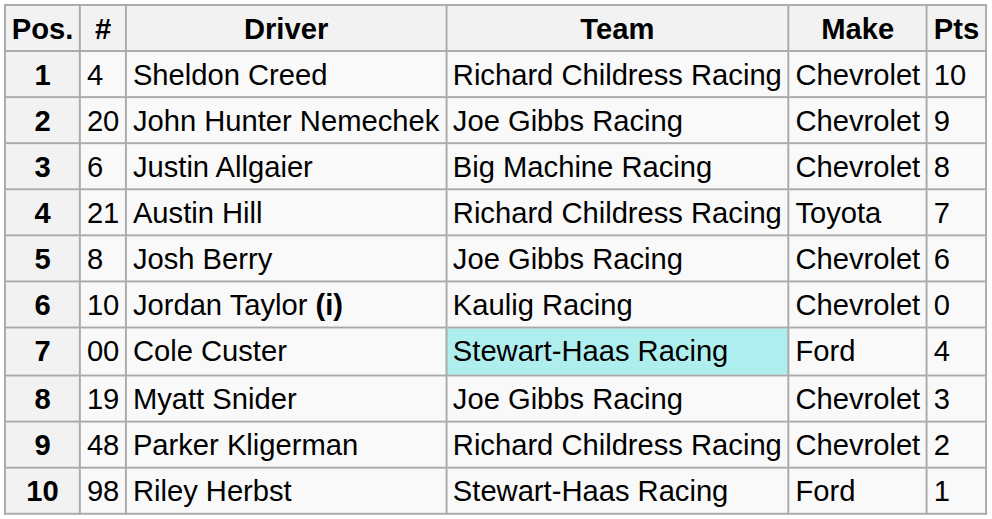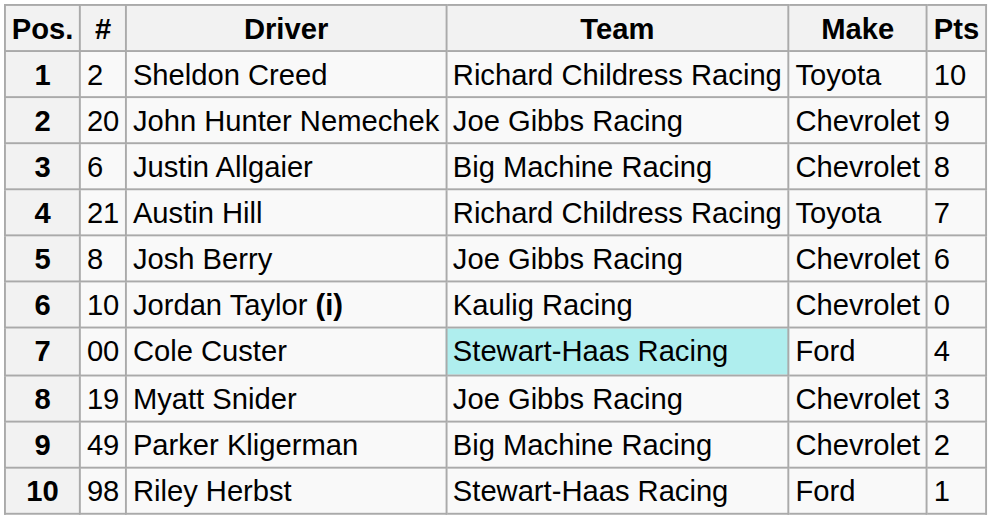(95, 74) 4 -> (95, 74) 2
(858, 74) Chevrolet -> (838, 74) Toyota
(103, 444) 48 -> (103, 444) 49
(617, 444) Richard Childress Racing -> (583, 444) Big Machine Racing
